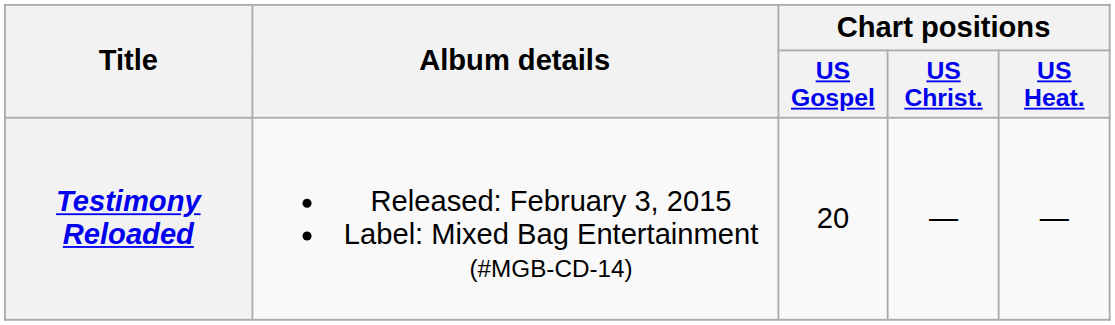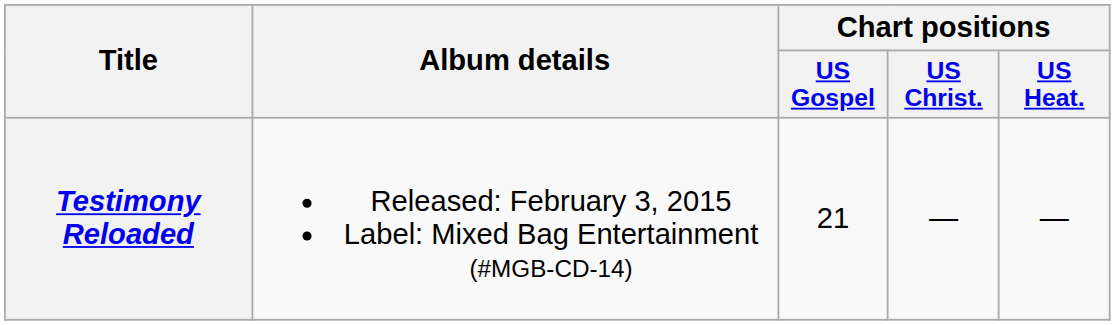(833, 218) 20 -> (833, 218) 21
